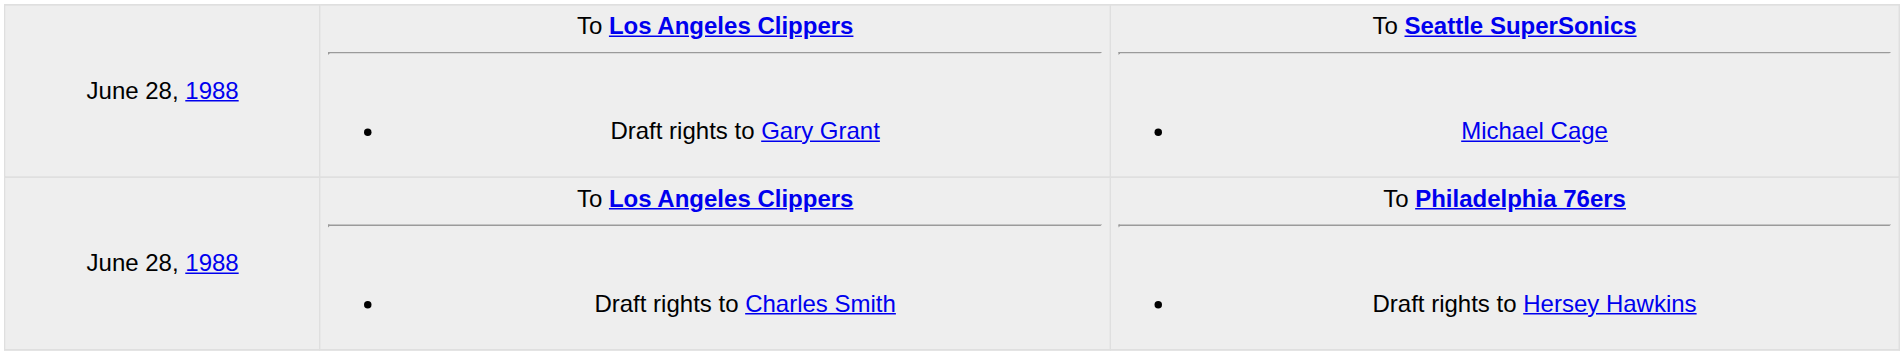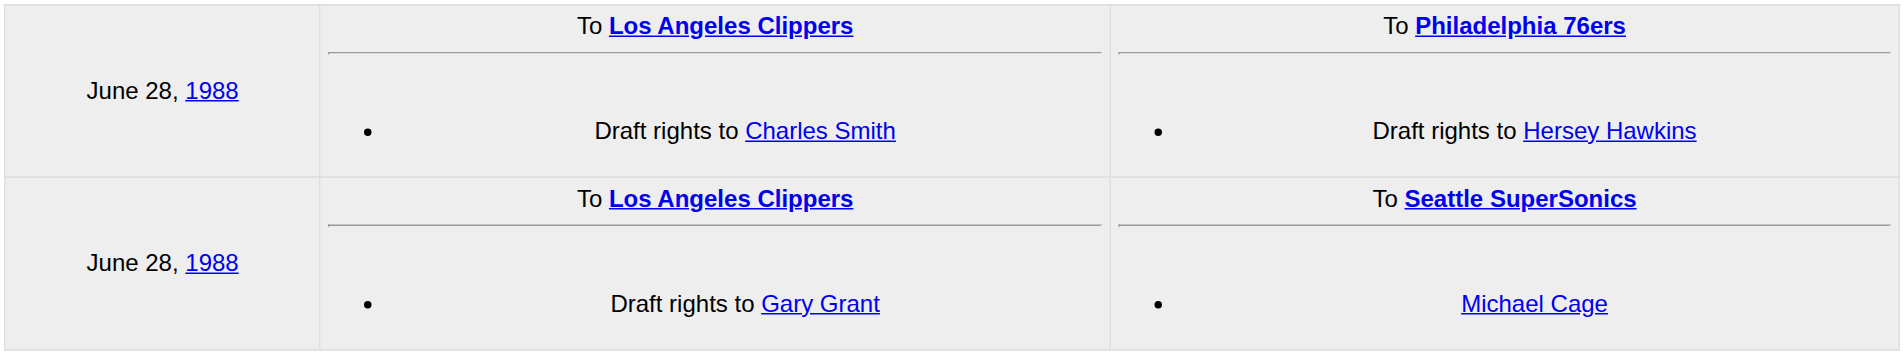rows swapped: (715, 79) <-> (715, 252)
